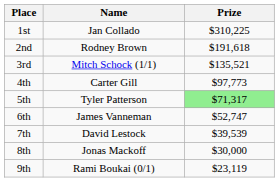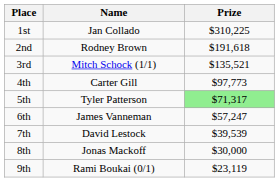(229, 116) $52,747 -> (229, 116) $57,247
